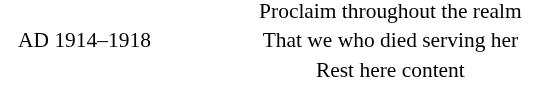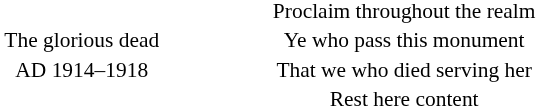+ row: (82, 40)
